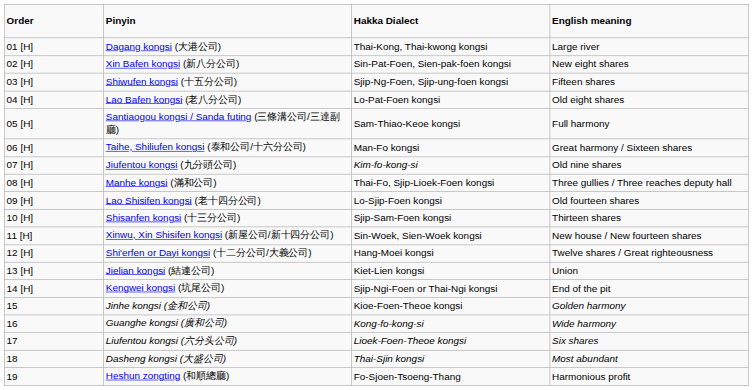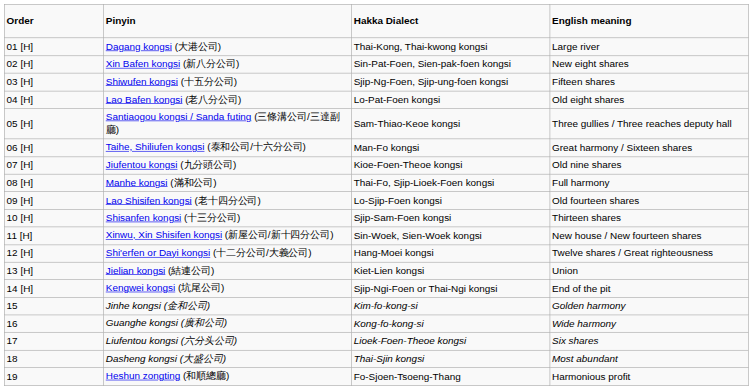(581, 123) Full harmony -> (642, 123) Three gullies / Three reaches deputy hall
(386, 165) Kim-fo-kong-si -> (408, 165) Kioe-Foen-Theoe kongsi
(642, 183) Three gullies / Three reaches deputy hall -> (581, 183) Full harmony
(408, 306) Kioe-Foen-Theoe kongsi -> (386, 306) Kim-fo-kong-si
